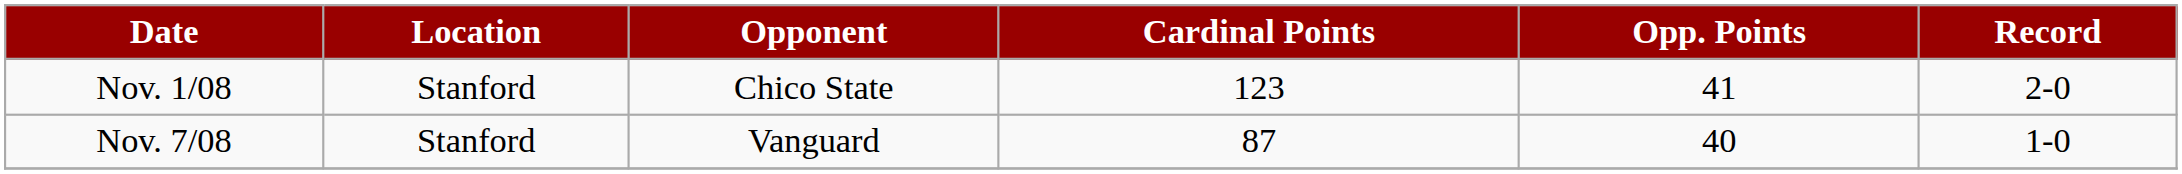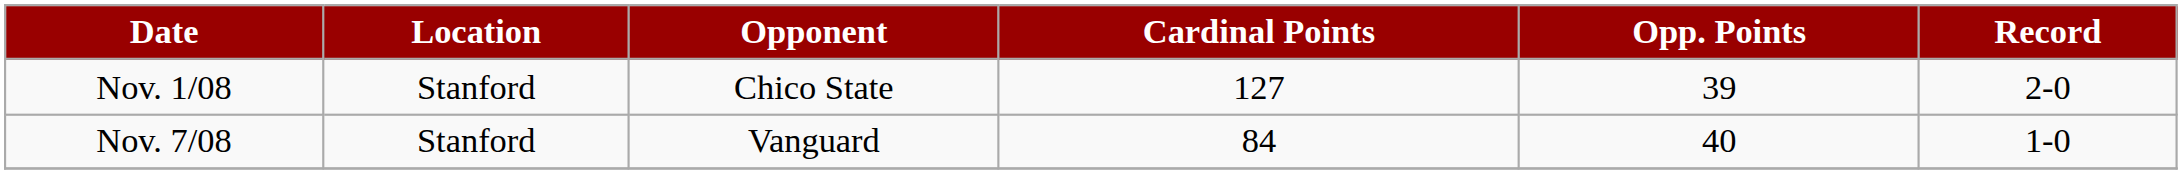(1259, 86) 123 -> (1259, 86) 127
(1719, 86) 41 -> (1719, 86) 39
(1259, 140) 87 -> (1259, 140) 84
